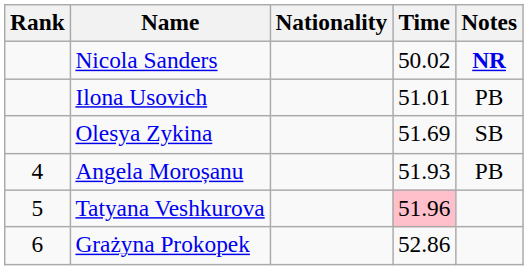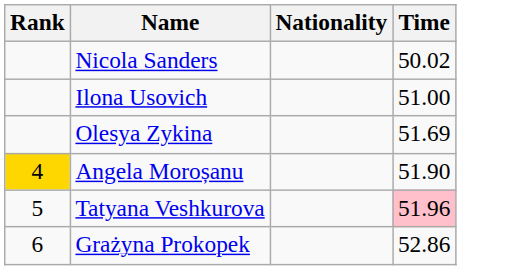- column: (489, 23)
(424, 97) 51.01 -> (424, 97) 51.00
(37, 171) no background -> (37, 171) gold background
(424, 171) 51.93 -> (424, 171) 51.90
